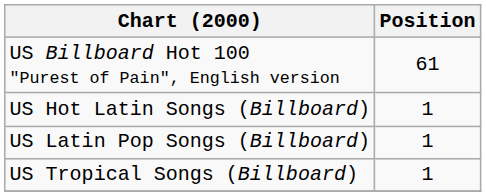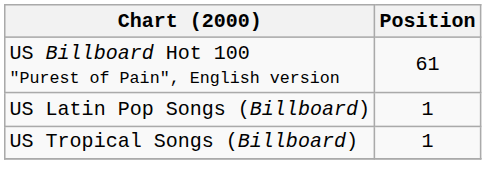- row: (190, 109)
